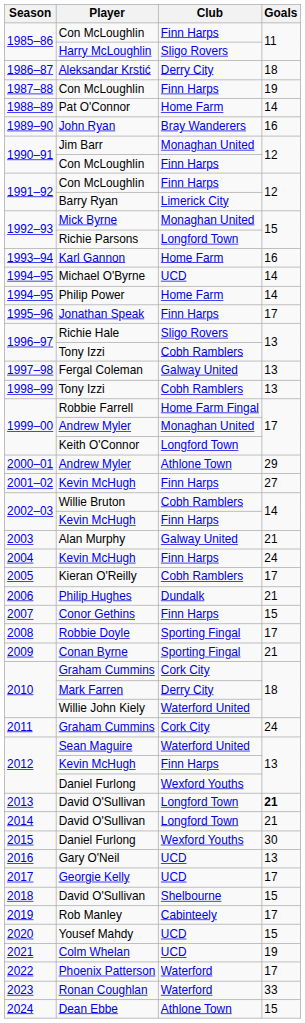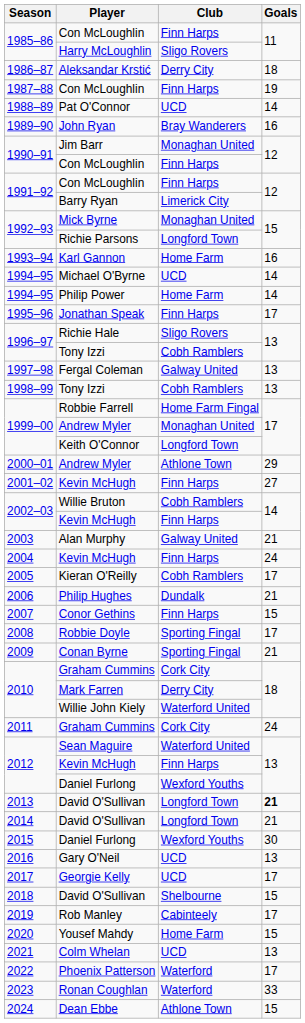(192, 107) Home Farm -> (174, 107) UCD
(174, 933) UCD -> (192, 933) Home Farm
(271, 952) 19 -> (271, 952) 13
